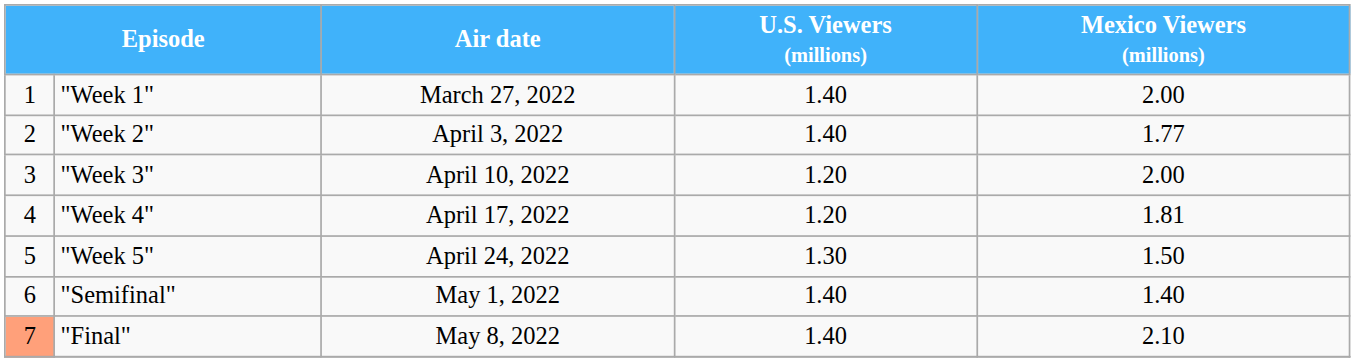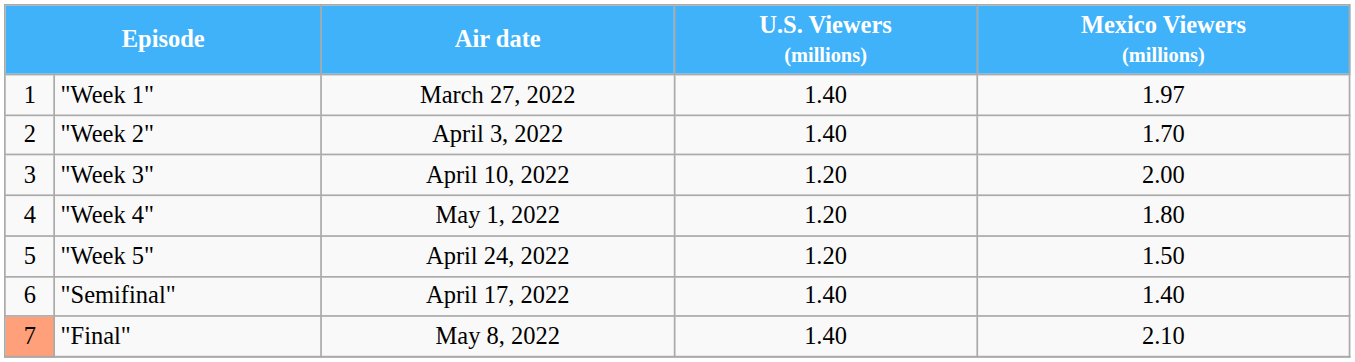(1163, 94) 2.00 -> (1163, 94) 1.97
(1163, 134) 1.77 -> (1163, 134) 1.70
(498, 215) April 17, 2022 -> (498, 215) May 1, 2022
(1163, 215) 1.81 -> (1163, 215) 1.80
(826, 255) 1.30 -> (826, 255) 1.20
(498, 296) May 1, 2022 -> (498, 296) April 17, 2022
